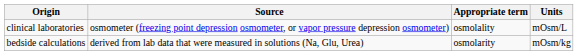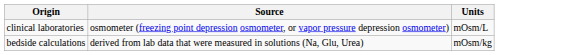- column: (491, 12)
